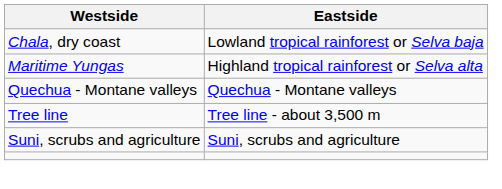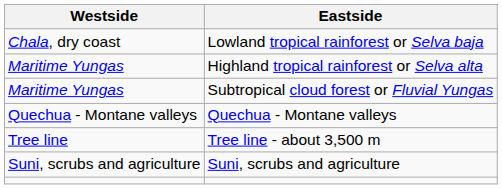+ row: (350, 90)
